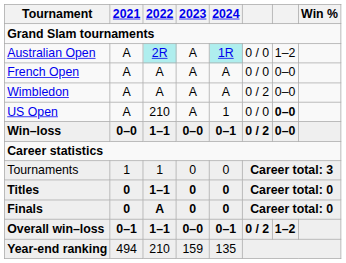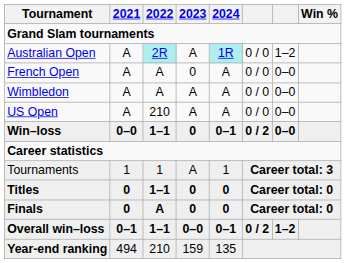(193, 72) A -> (193, 72) 0
(257, 92) 0 / 2 -> (257, 92) 0 / 0
(226, 111) 1 -> (226, 111) A
(285, 111) bold -> (285, 111) normal
(193, 131) 0–0 -> (193, 131) 0
(193, 170) 0 -> (193, 170) A
(226, 170) 0 -> (226, 170) 1
